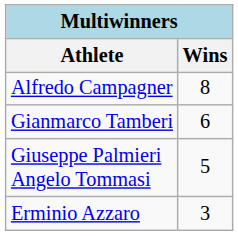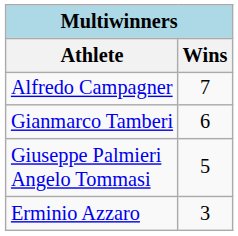(205, 88) 8 -> (205, 88) 7
